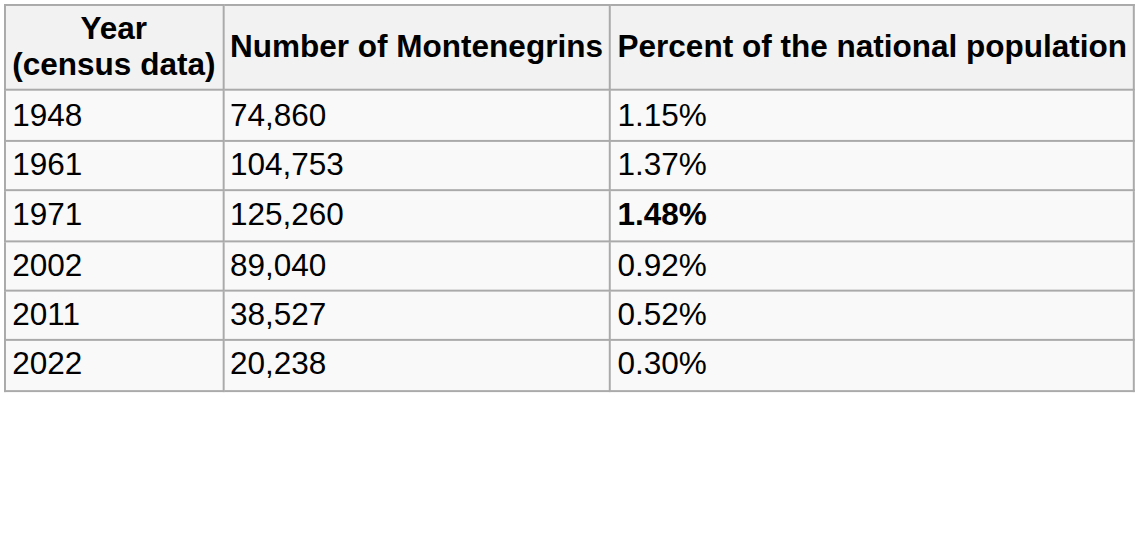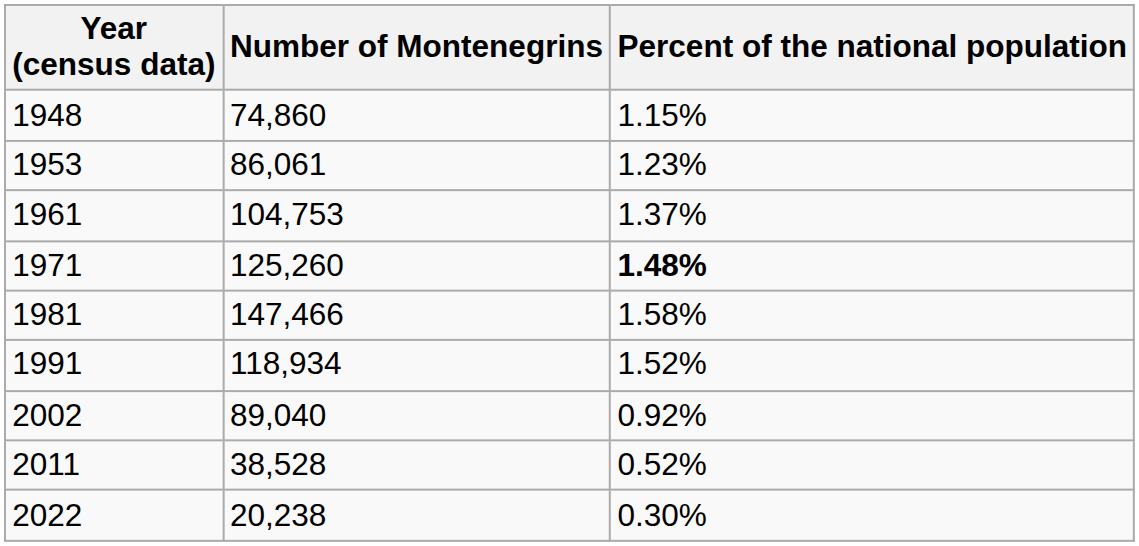+ row: (47, 164)
+ row: (47, 314)
+ row: (47, 364)
(278, 314) 38,527 -> (278, 464) 38,528
